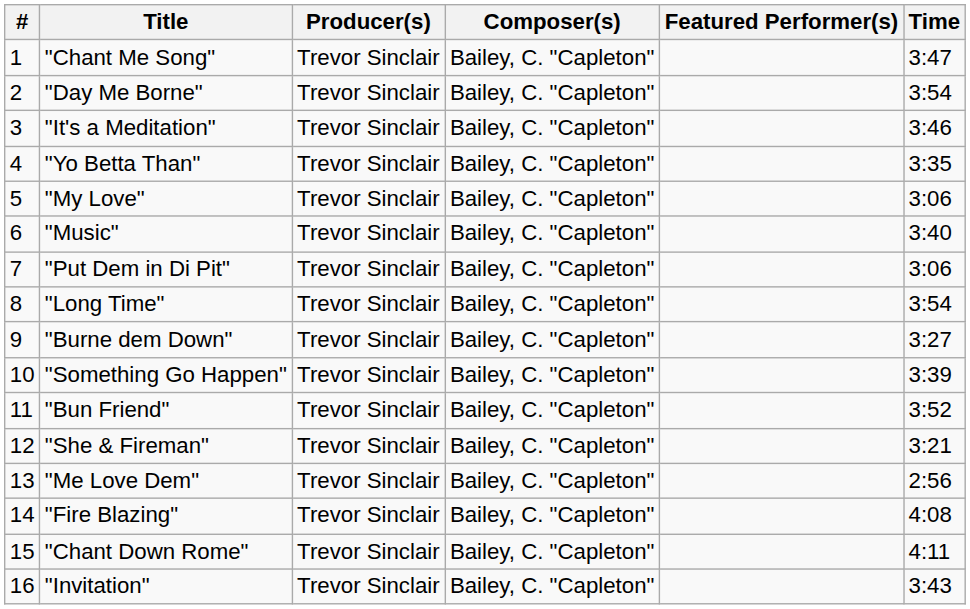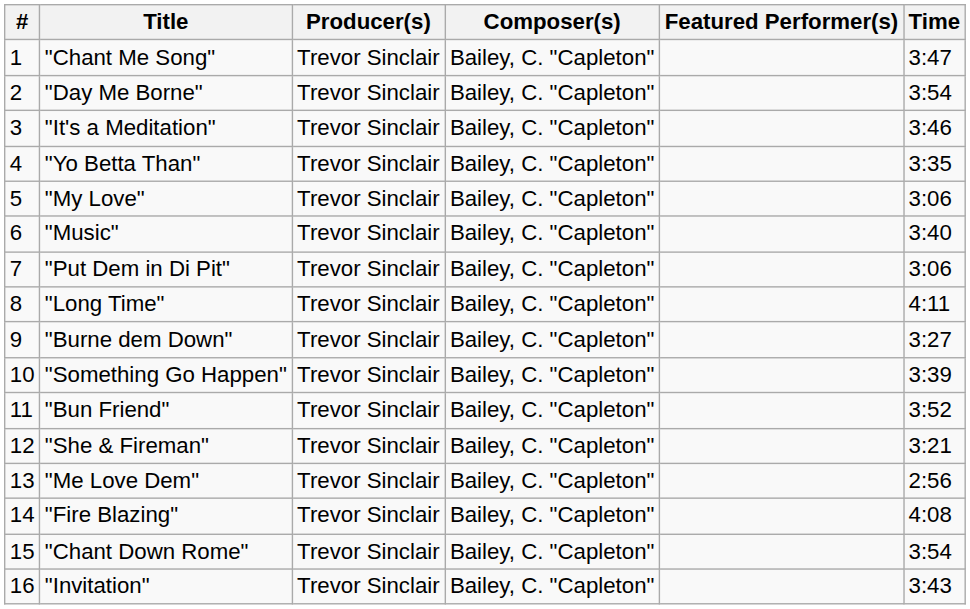(930, 304) 3:54 -> (929, 304) 4:11
(929, 551) 4:11 -> (930, 551) 3:54
